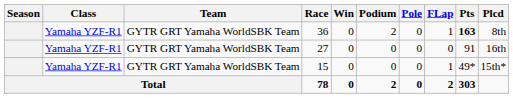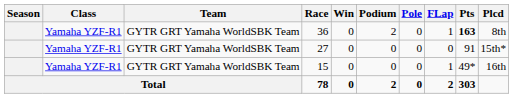(496, 48) 16th -> (493, 48) 15th*
(493, 66) 15th* -> (496, 66) 16th
